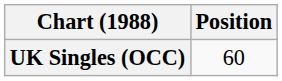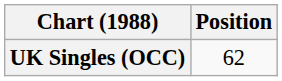(234, 57) 60 -> (234, 57) 62
